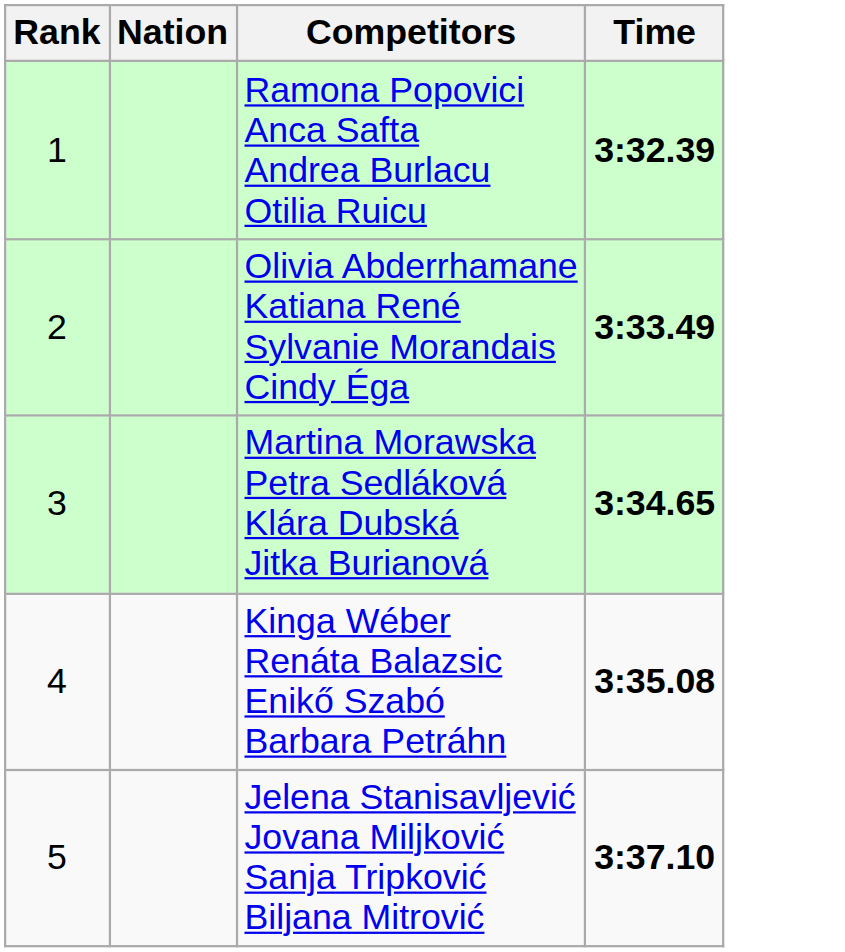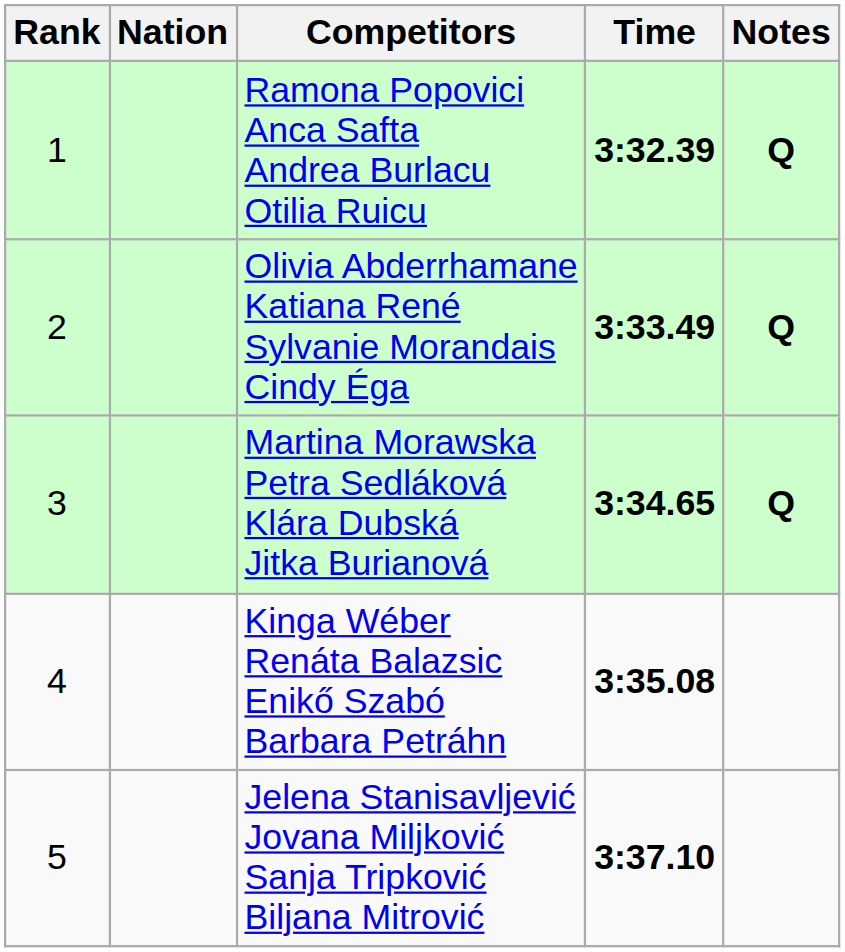+ column: (781, 32)
